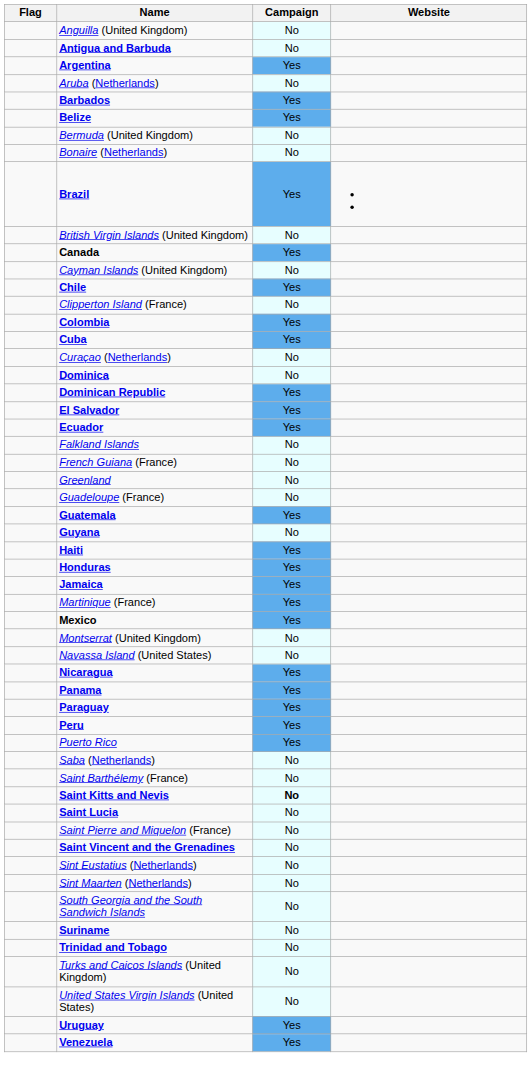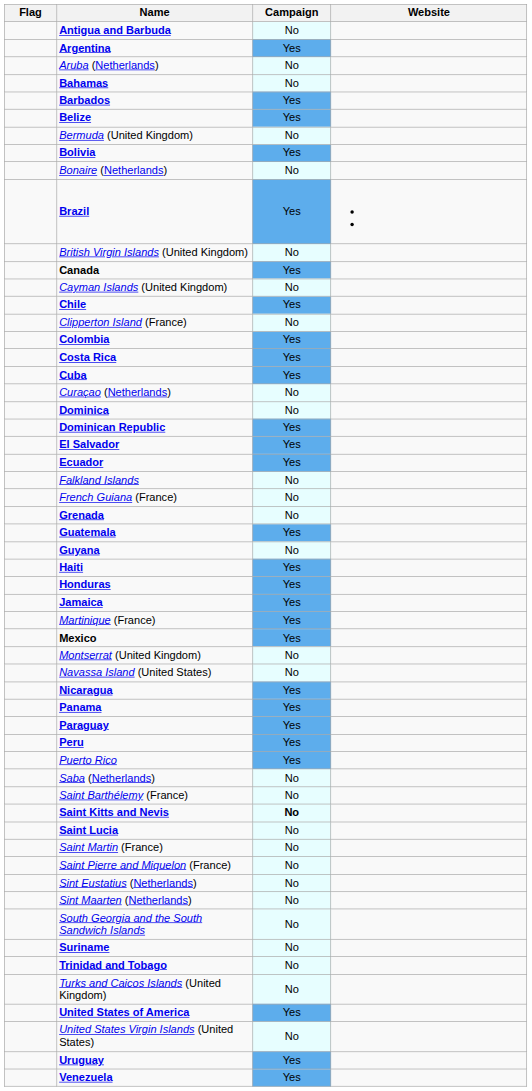- row: (123, 30)
+ row: (84, 83)
+ row: (77, 153)
+ row: (88, 357)
- row: (85, 480)
+ row: (82, 515)
- row: (112, 497)
+ row: (111, 848)
- row: (147, 848)
+ row: (124, 1012)
